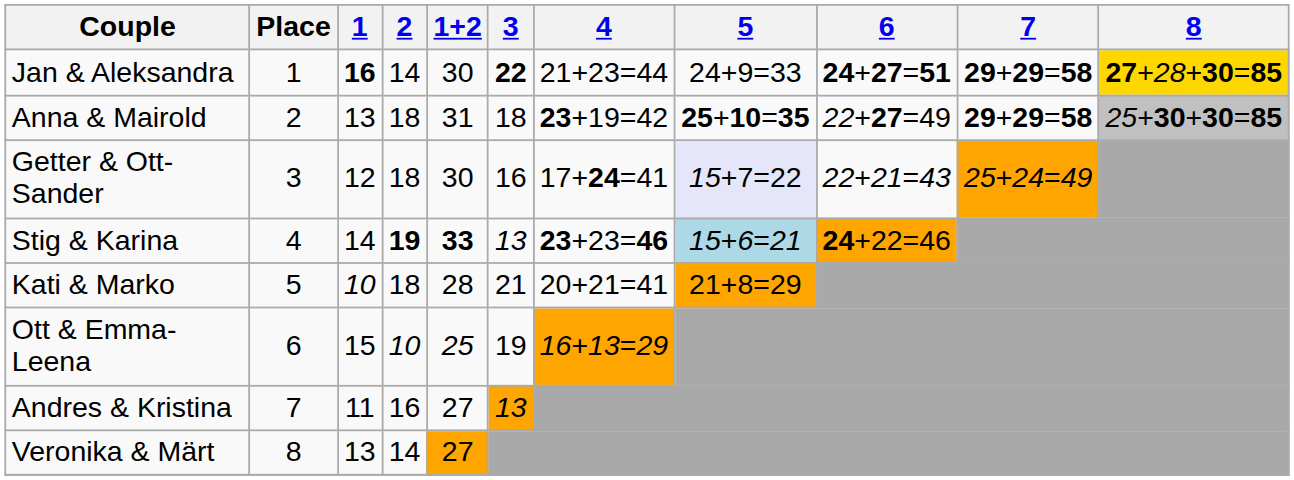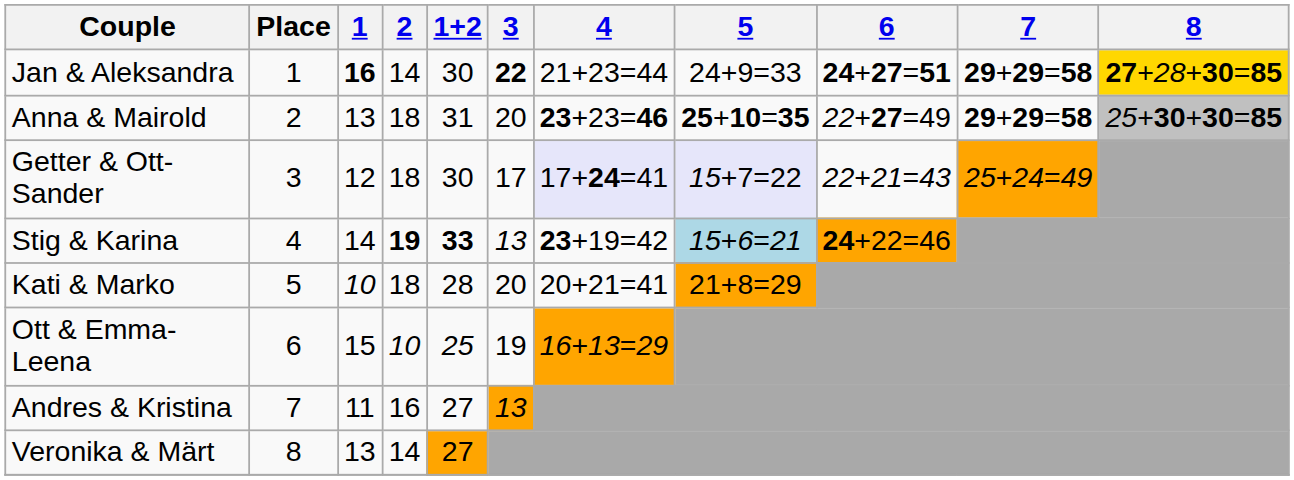(511, 117) 18 -> (511, 117) 20
(604, 117) 23+19=42 -> (604, 117) 23+23=46
(511, 178) 16 -> (511, 178) 17
(604, 178) no background -> (604, 178) lavender background
(604, 239) 23+23=46 -> (604, 239) 23+19=42
(511, 284) 21 -> (511, 284) 20
